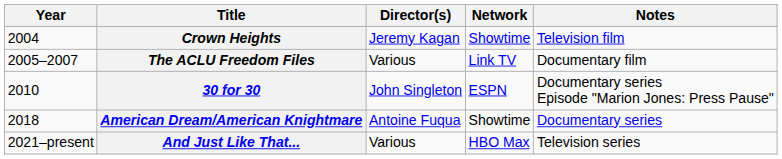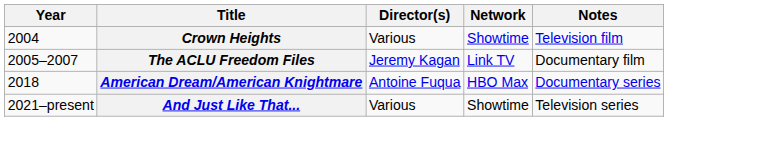(414, 37) Jeremy Kagan -> (392, 37) Various
(392, 60) Various -> (414, 60) Jeremy Kagan
- row: (231, 90)
(499, 120) Showtime -> (498, 82) HBO Max
(499, 143) HBO Max -> (498, 104) Showtime
